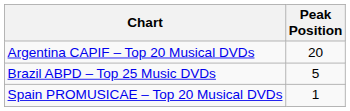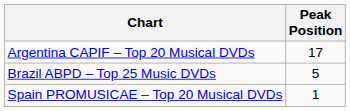(316, 52) 20 -> (316, 52) 17
